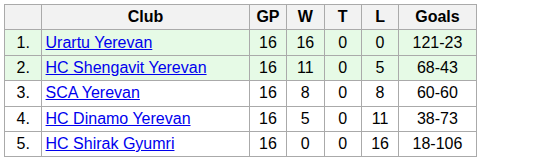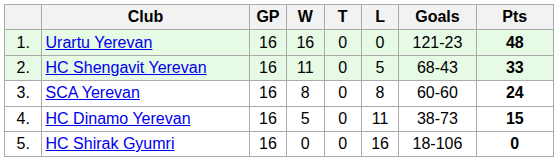+ column: (515, 17)
